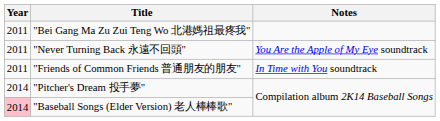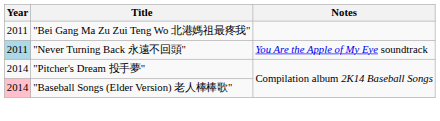(17, 50) no background -> (17, 50) lightblue background
- row: (137, 68)
